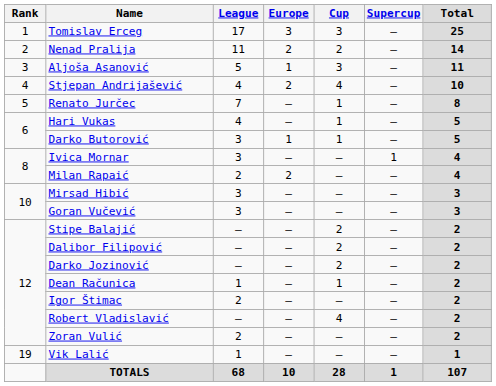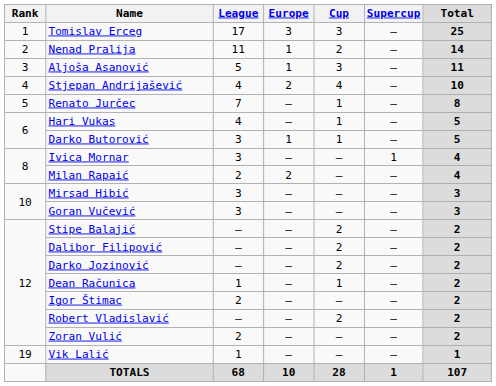(289, 50) 2 -> (289, 50) 1
(339, 319) 4 -> (339, 319) 2
